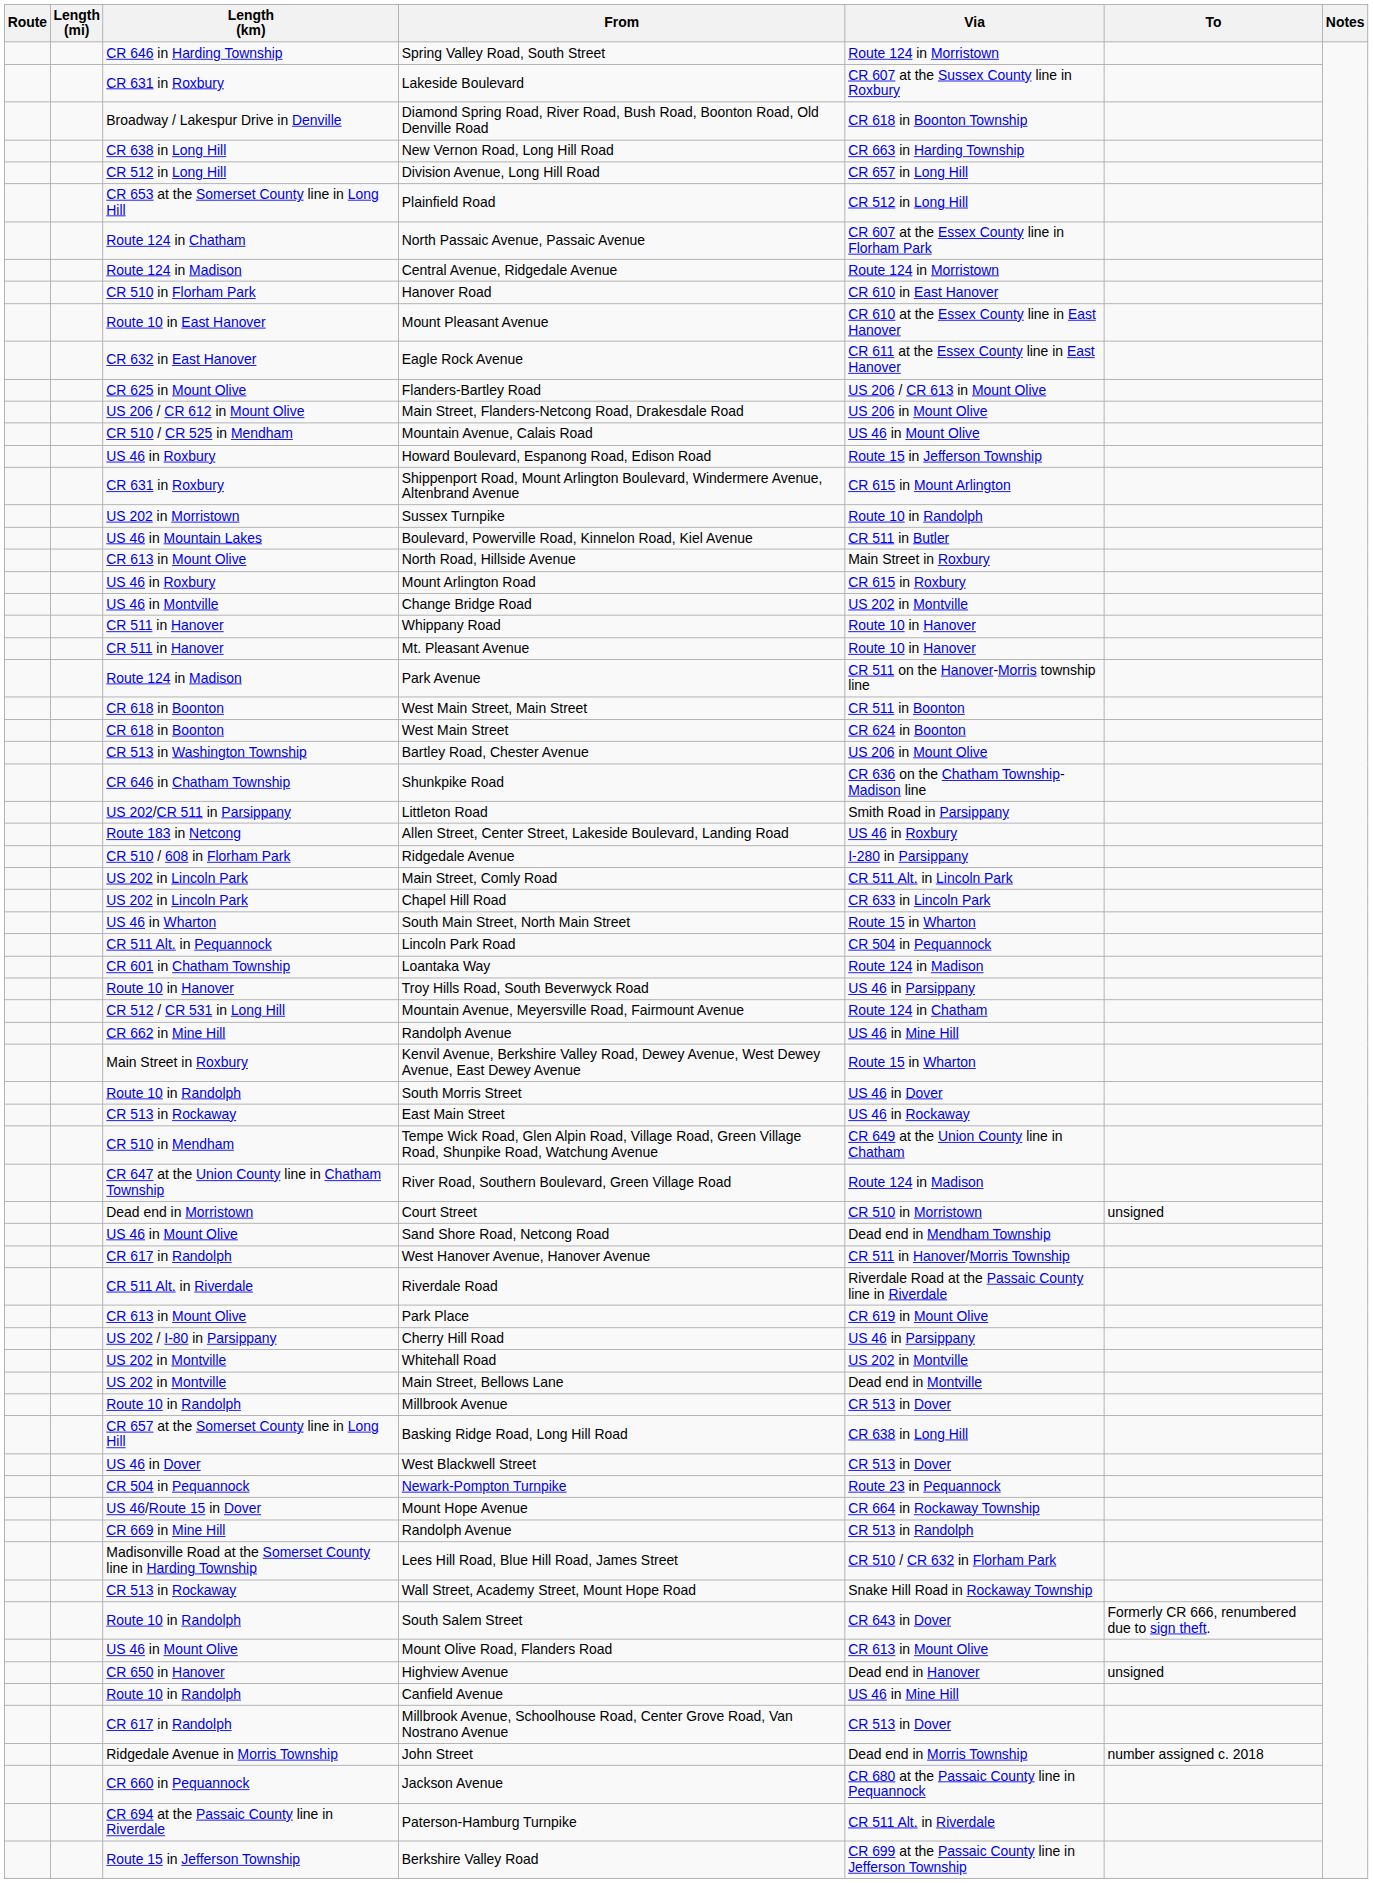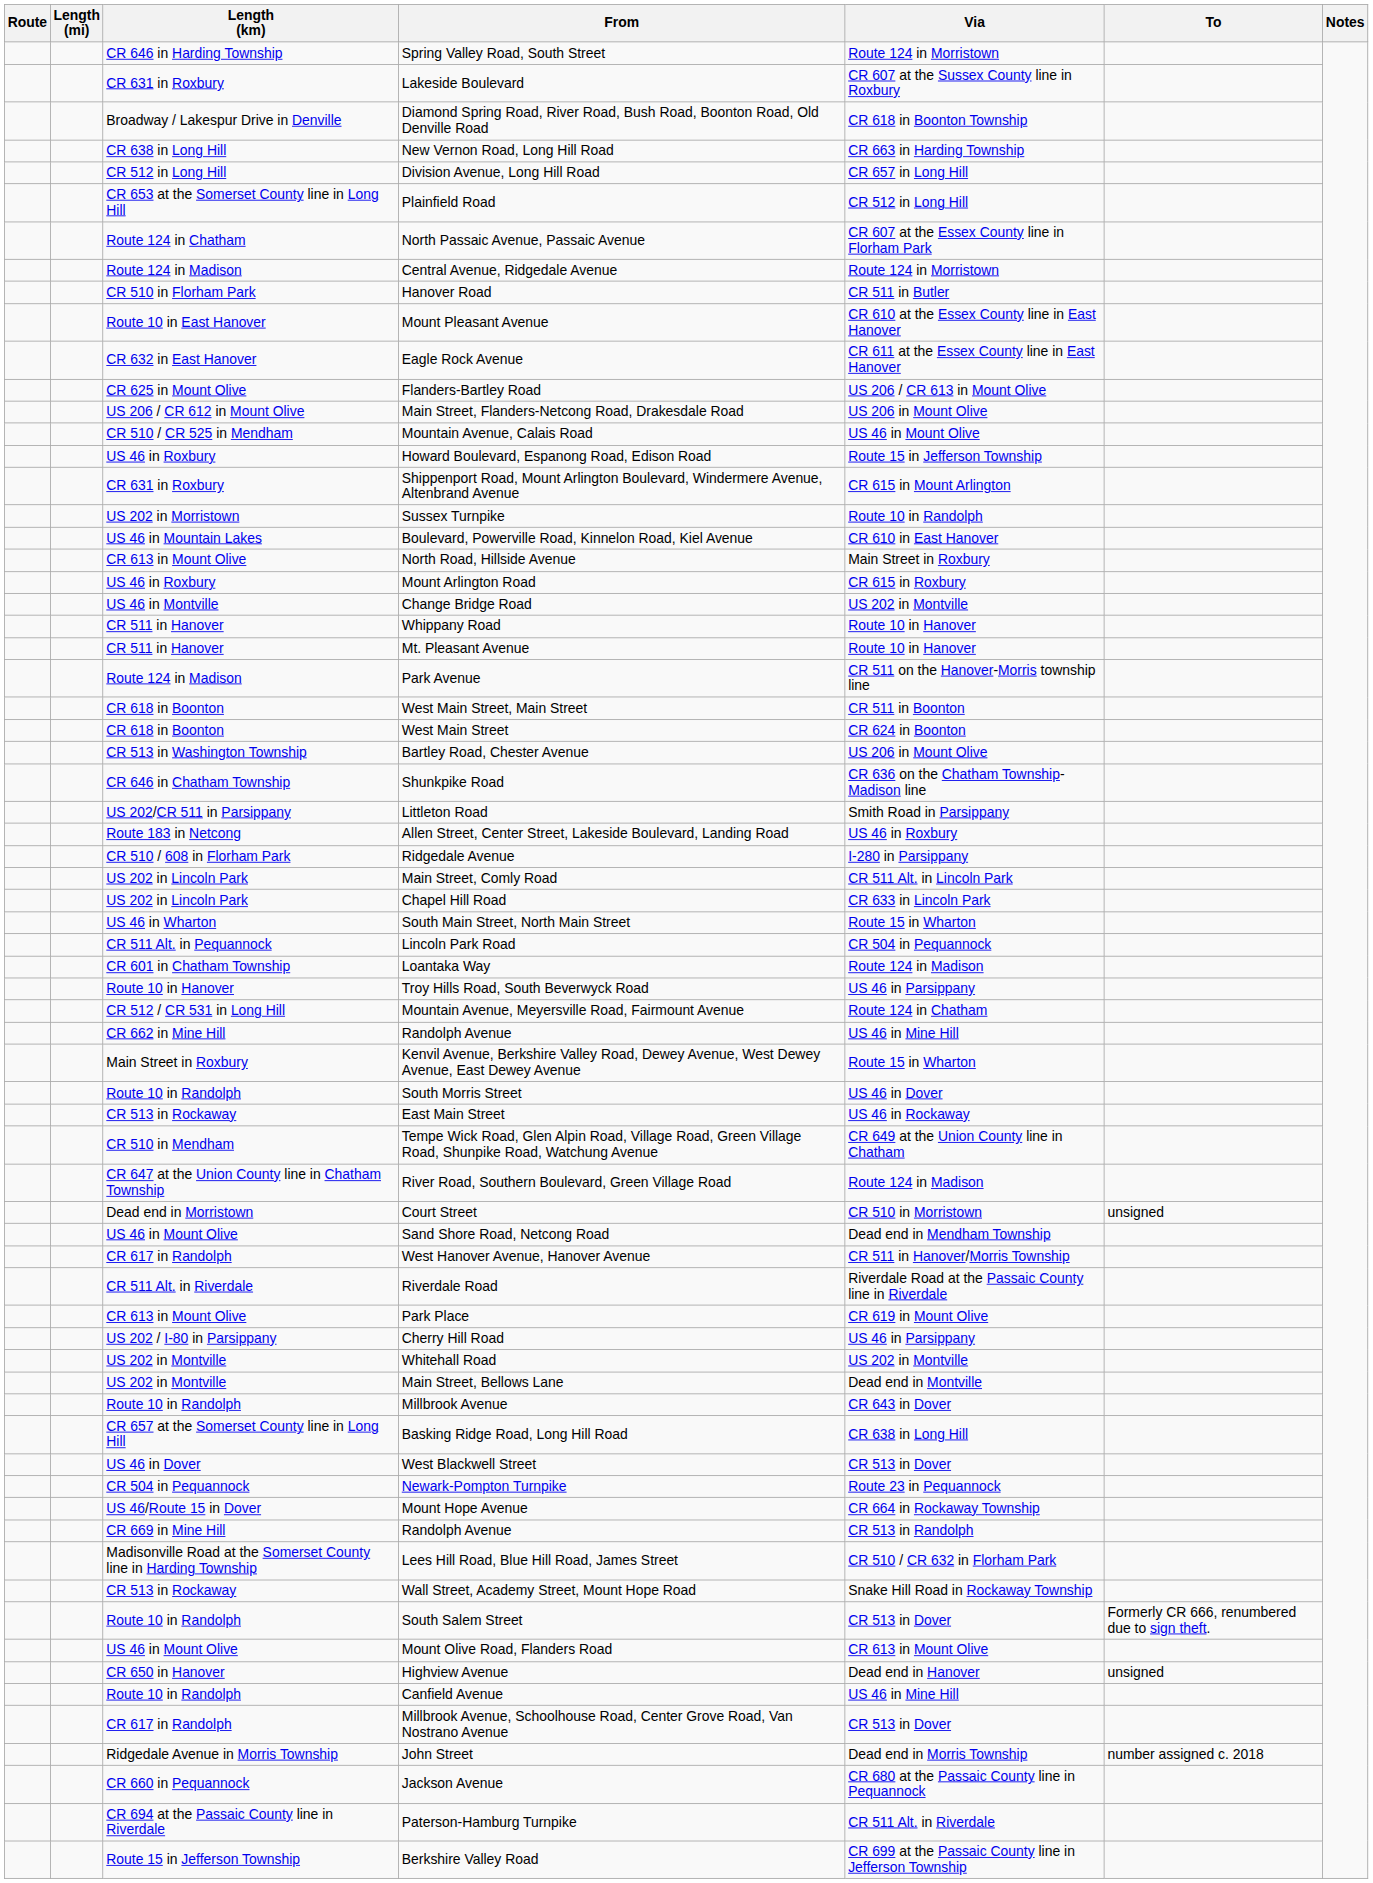(923, 292) CR 610 in East Hanover -> (899, 292) CR 511 in Butler
(899, 538) CR 511 in Butler -> (923, 538) CR 610 in East Hanover
(900, 1404) CR 513 in Dover -> (900, 1404) CR 643 in Dover
(900, 1620) CR 643 in Dover -> (900, 1620) CR 513 in Dover
